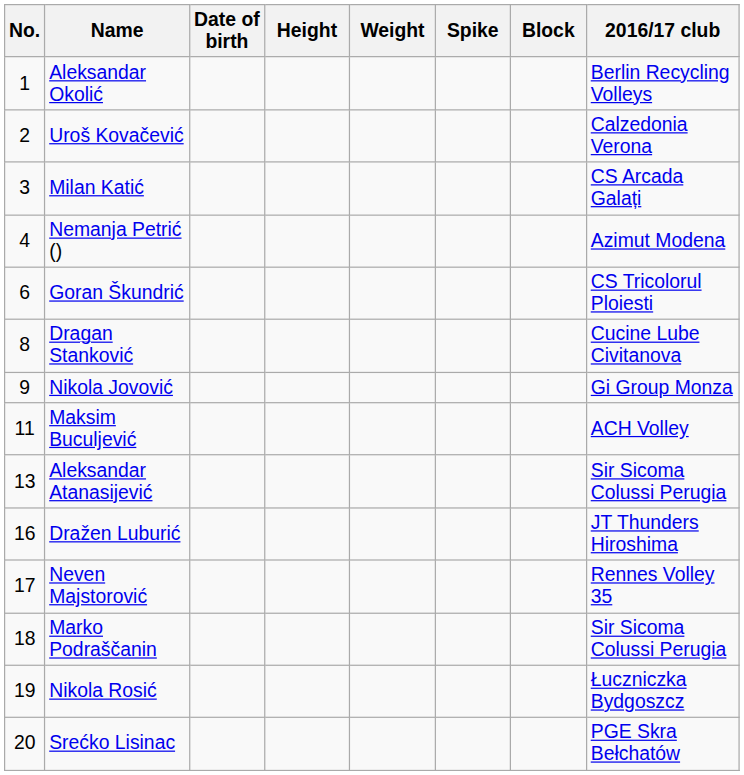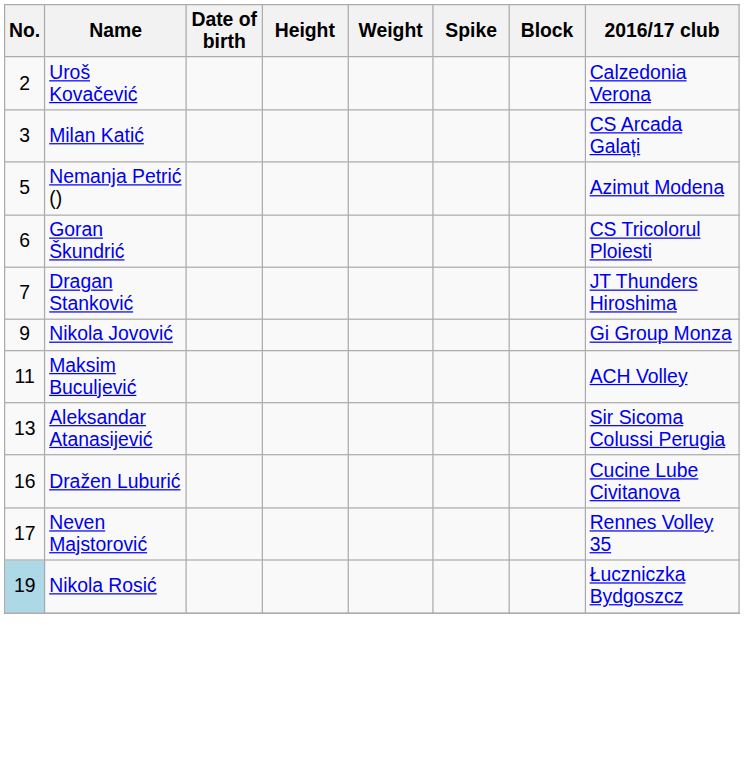- row: (98, 83)
(25, 240) 4 -> (25, 188) 5
(25, 345) 8 -> (25, 293) 7
(645, 345) Cucine Lube Civitanova -> (644, 293) JT Thunders Hiroshima
(645, 533) JT Thunders Hiroshima -> (644, 481) Cucine Lube Civitanova
- row: (103, 638)
(25, 691) no background -> (25, 586) lightblue background
- row: (112, 743)
